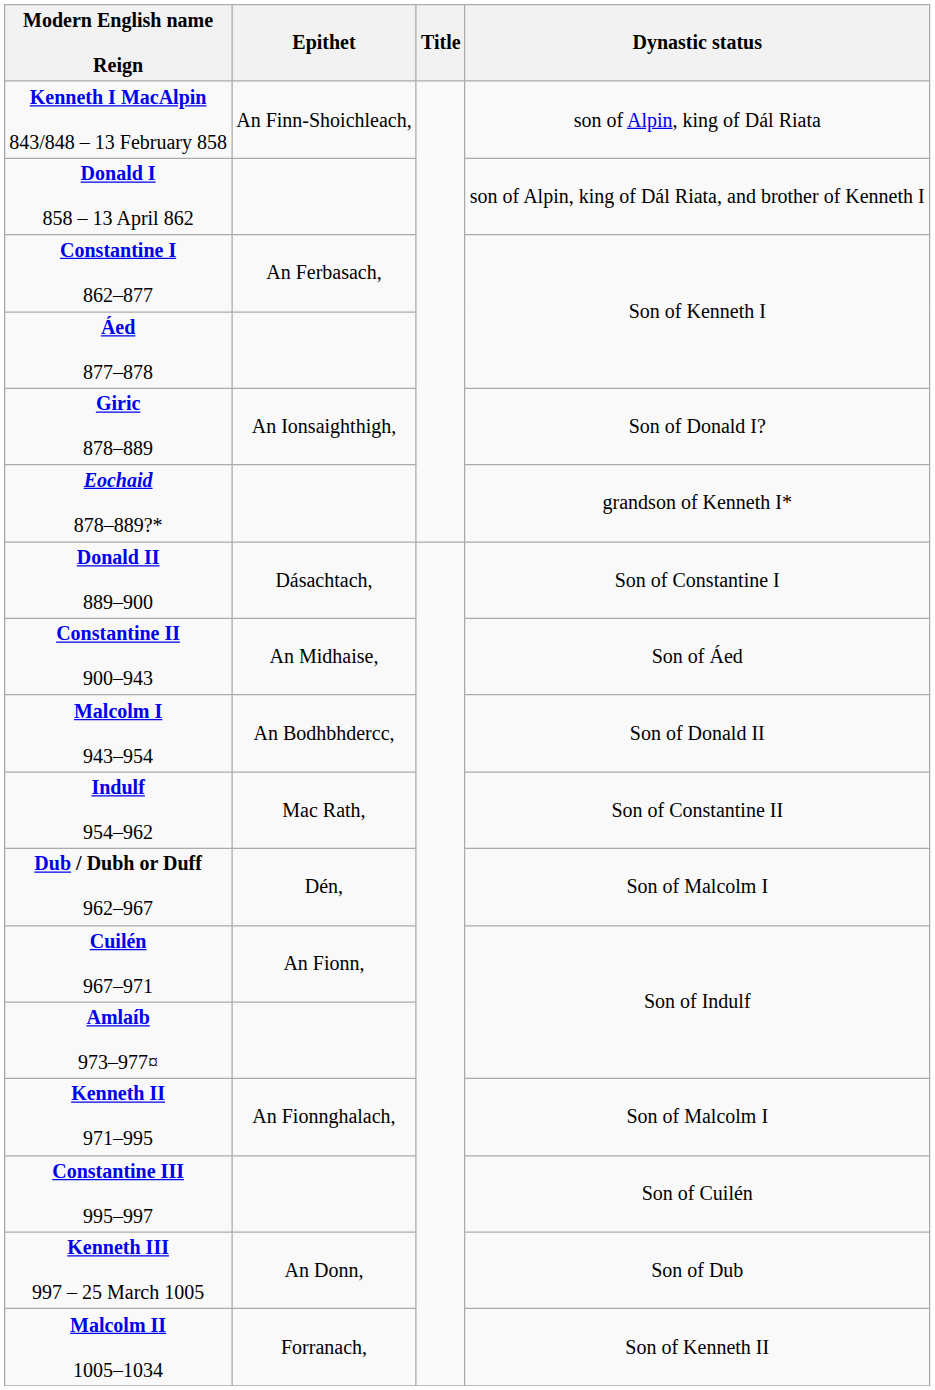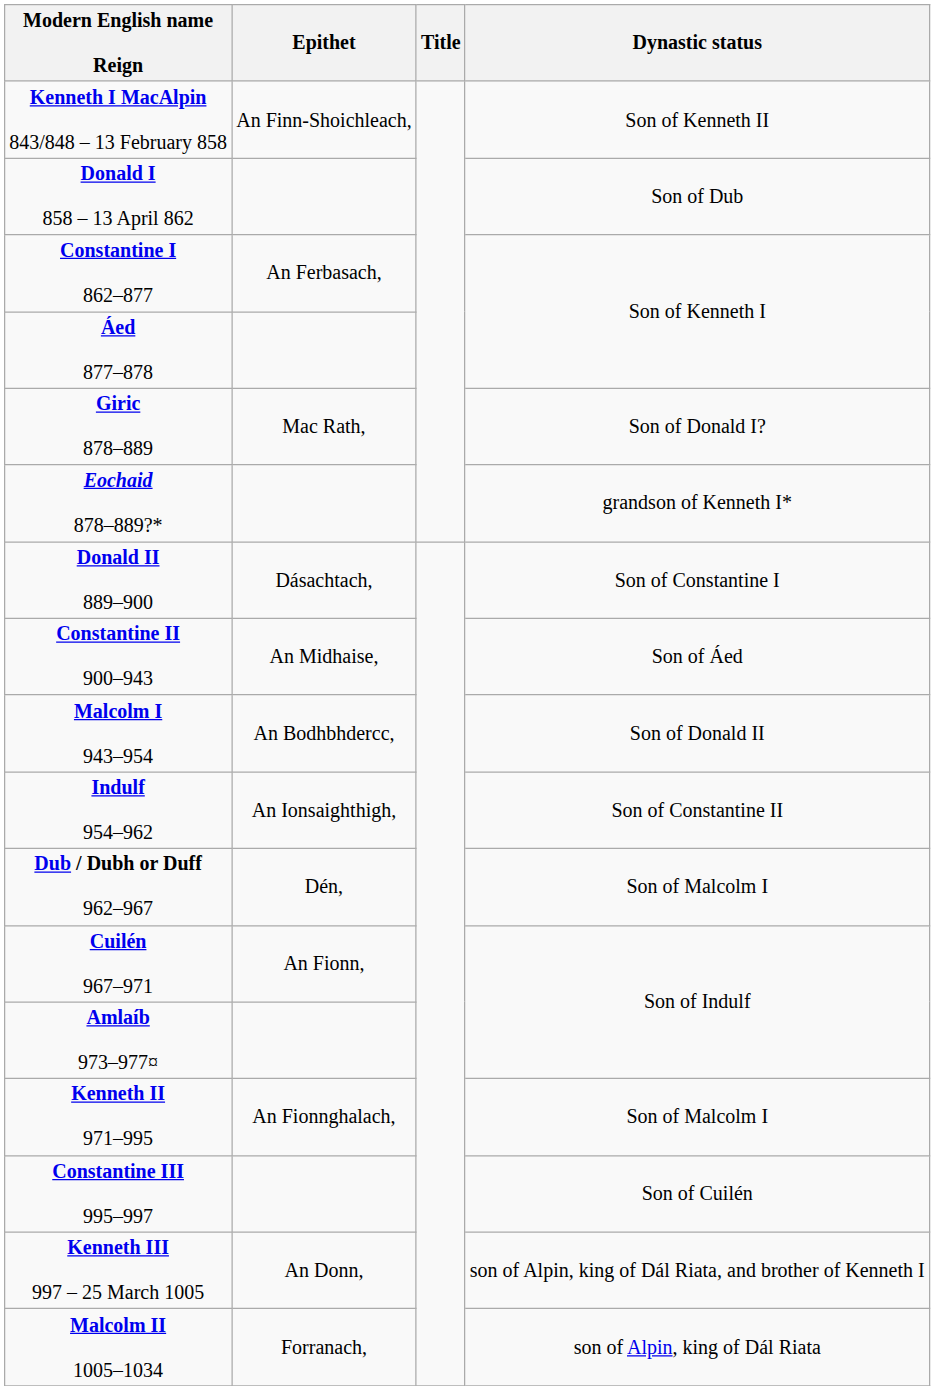(697, 119) son of Alpin, king of Dál Riata -> (697, 119) Son of Kenneth II
(697, 196) son of Alpin, king of Dál Riata, and brother of Kenneth I -> (697, 196) Son of Dub
(324, 426) An Ionsaighthigh, -> (324, 426) Mac Rath,
(324, 810) Mac Rath, -> (324, 810) An Ionsaighthigh,
(697, 1270) Son of Dub -> (697, 1270) son of Alpin, king of Dál Riata, and brother of Kenneth I
(697, 1347) Son of Kenneth II -> (697, 1347) son of Alpin, king of Dál Riata
